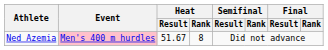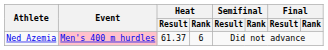(173, 38) 51.67 -> (173, 38) 61.37
(201, 38) 8 -> (201, 38) 6
